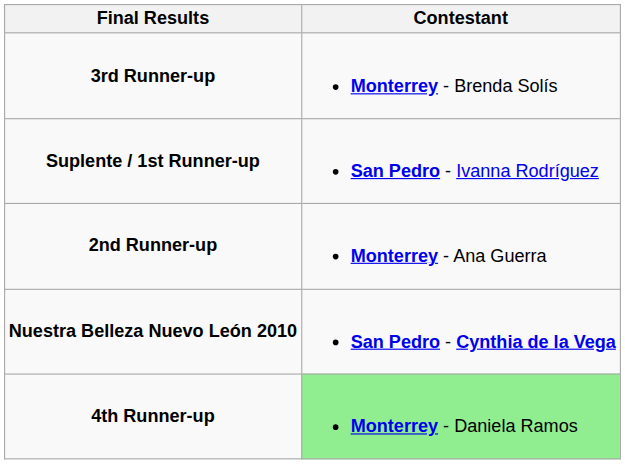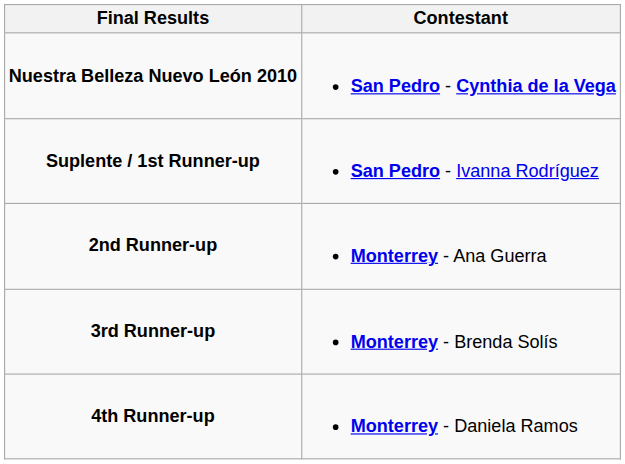rows swapped: (153, 331) <-> (153, 75)
(461, 427) lightgreen background -> (461, 427) no background
